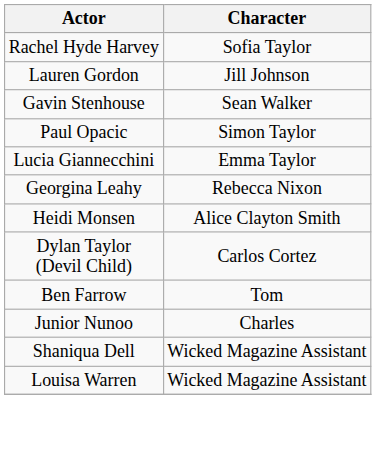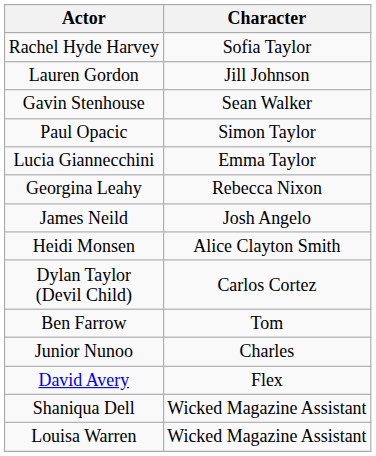+ row: (84, 217)
+ row: (84, 379)
